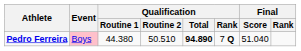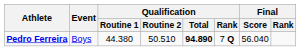(82, 39) pink background -> (82, 39) no background
(255, 39) 51.040 -> (255, 39) 56.040
